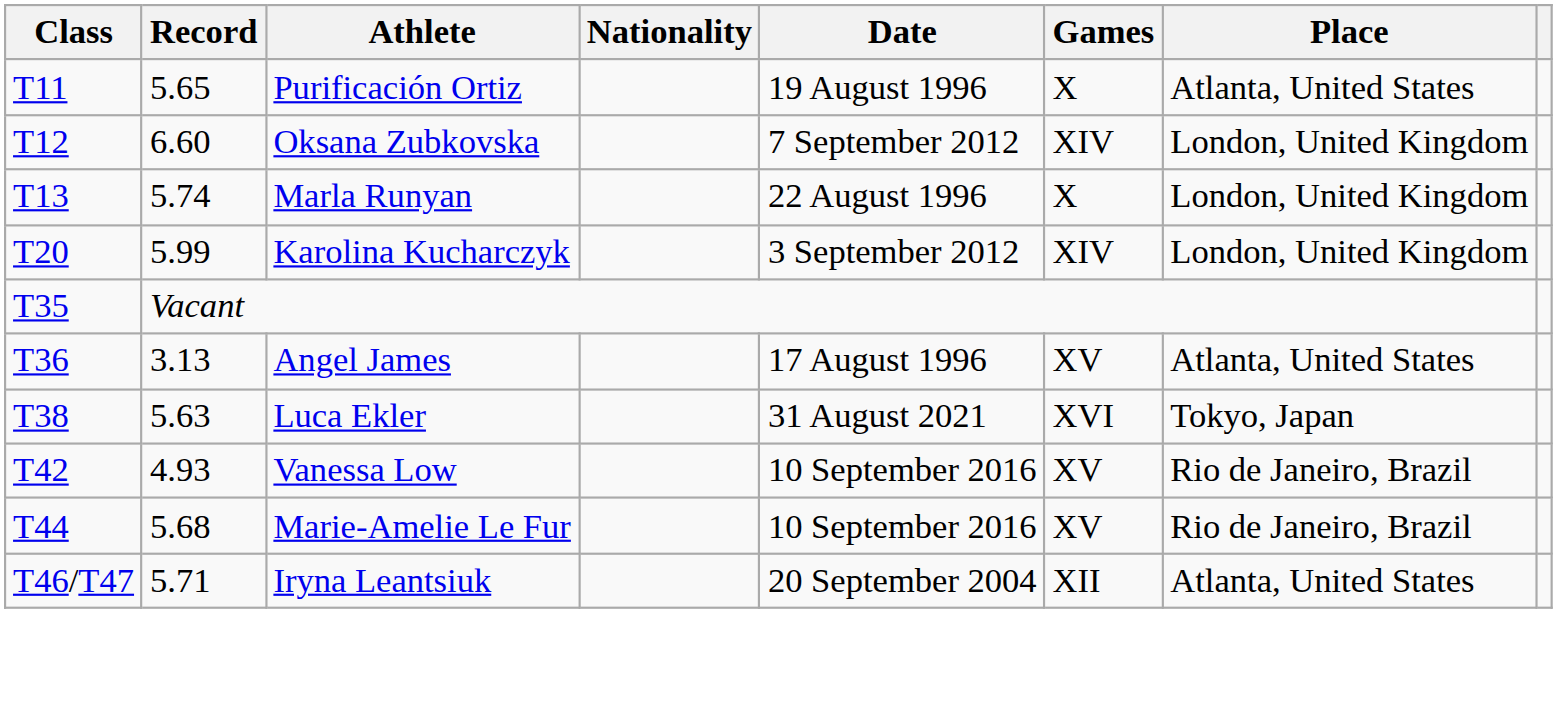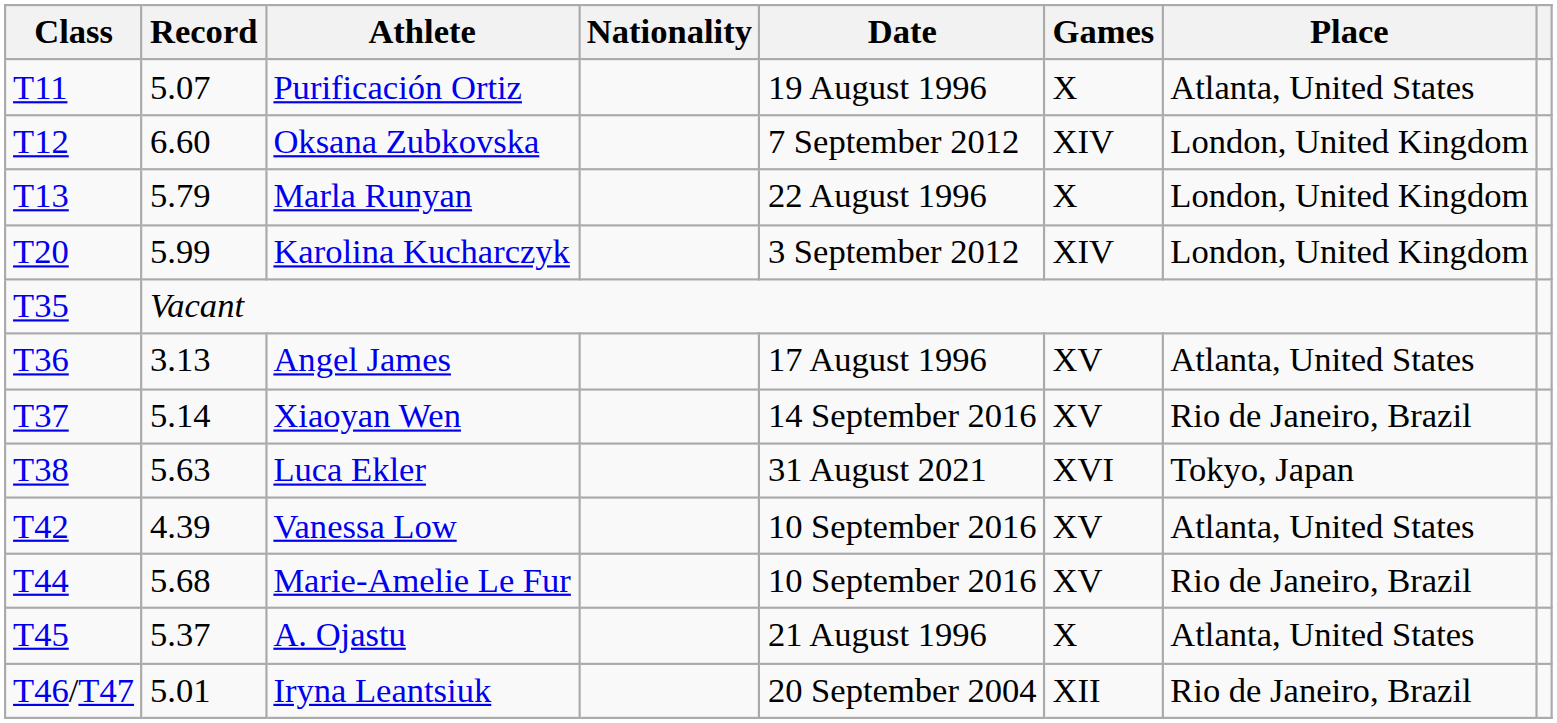(180, 86) 5.65 -> (180, 86) 5.07
(180, 196) 5.74 -> (180, 196) 5.79
+ row: (367, 415)
(180, 470) 4.93 -> (180, 525) 4.39
(1321, 470) Rio de Janeiro, Brazil -> (1322, 525) Atlanta, United States
+ row: (340, 634)
(180, 580) 5.71 -> (180, 689) 5.01
(1322, 580) Atlanta, United States -> (1321, 689) Rio de Janeiro, Brazil
